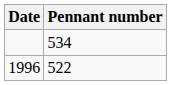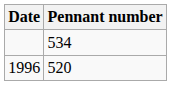(60, 67) 522 -> (60, 67) 520
